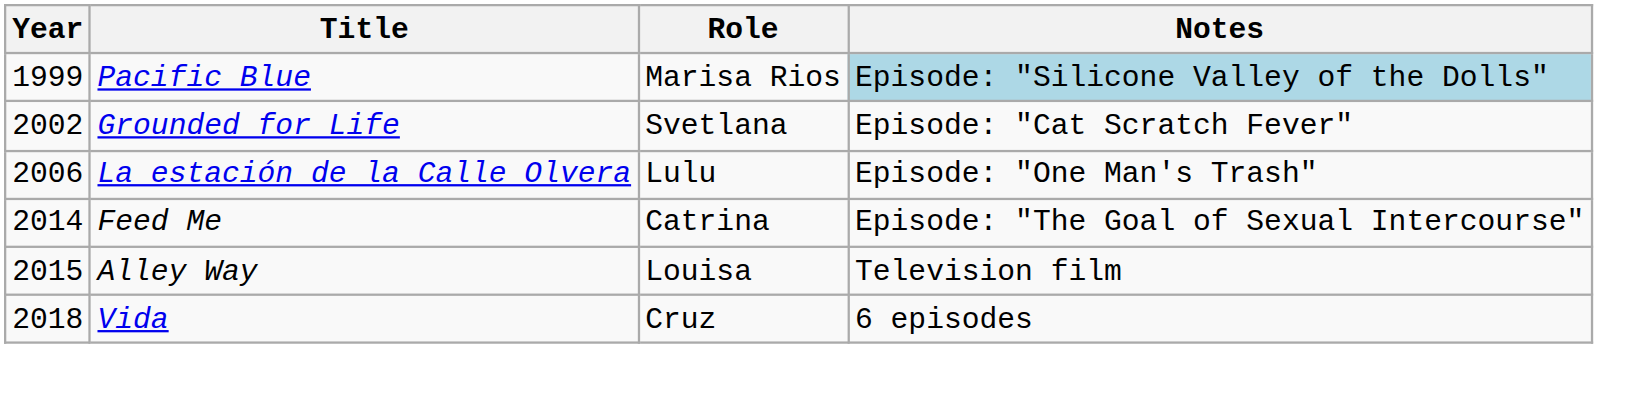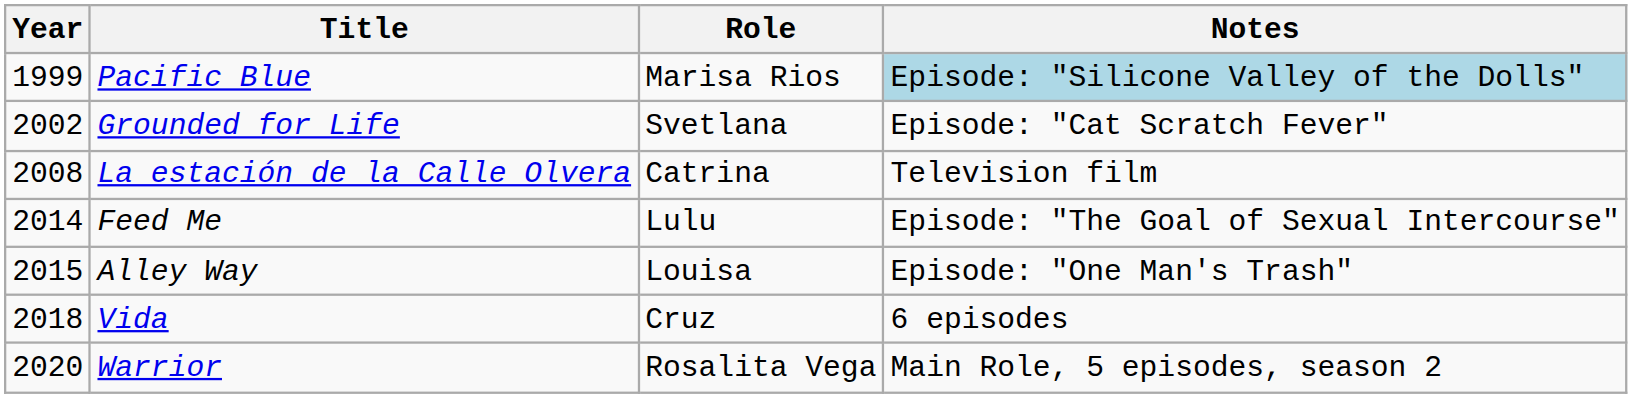(48, 174) 2006 -> (48, 174) 2008
(681, 174) Lulu -> (707, 174) Catrina
(1086, 174) Episode: "One Man's Trash" -> (1024, 174) Television film
(707, 223) Catrina -> (681, 223) Lulu
(988, 271) Television film -> (1122, 271) Episode: "One Man's Trash"
+ row: (160, 367)
